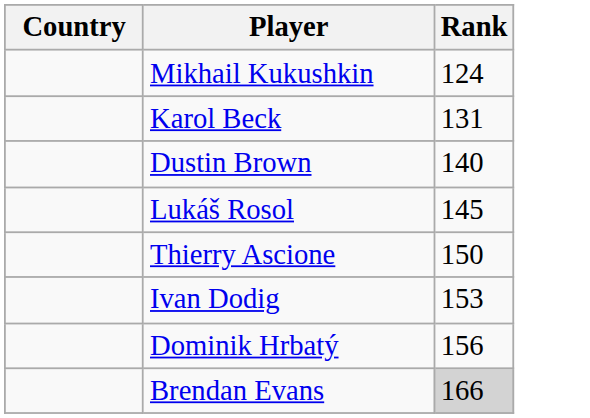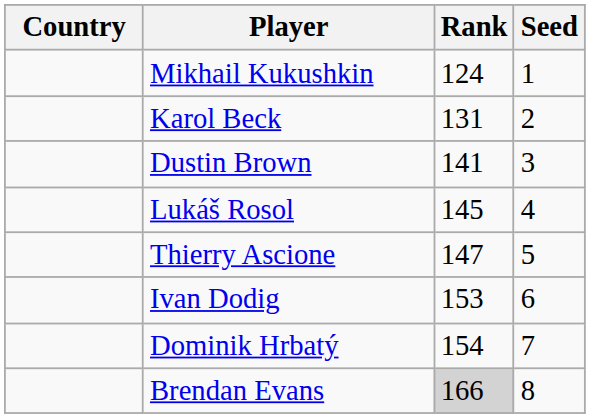+ column: (549, 27)
(462, 163) 140 -> (462, 163) 141
(462, 254) 150 -> (462, 254) 147
(462, 345) 156 -> (462, 345) 154
